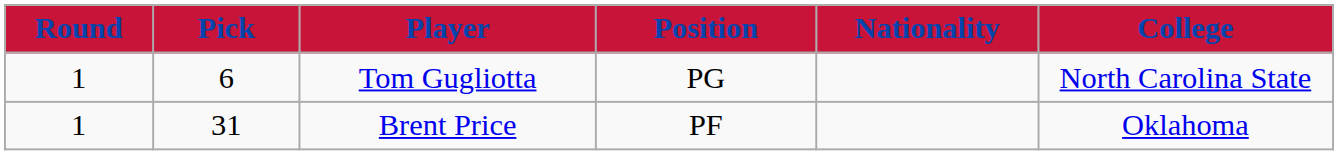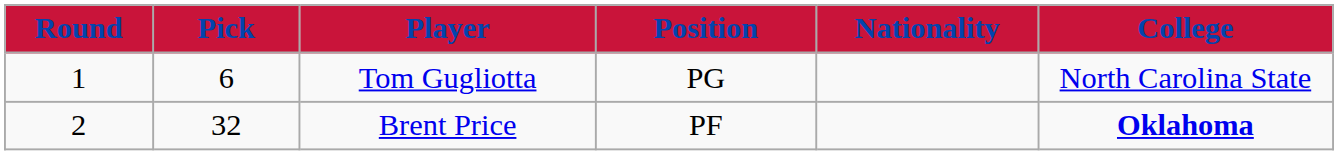(79, 125) 1 -> (79, 125) 2
(226, 125) 31 -> (226, 125) 32
(1185, 125) normal -> (1185, 125) bold
